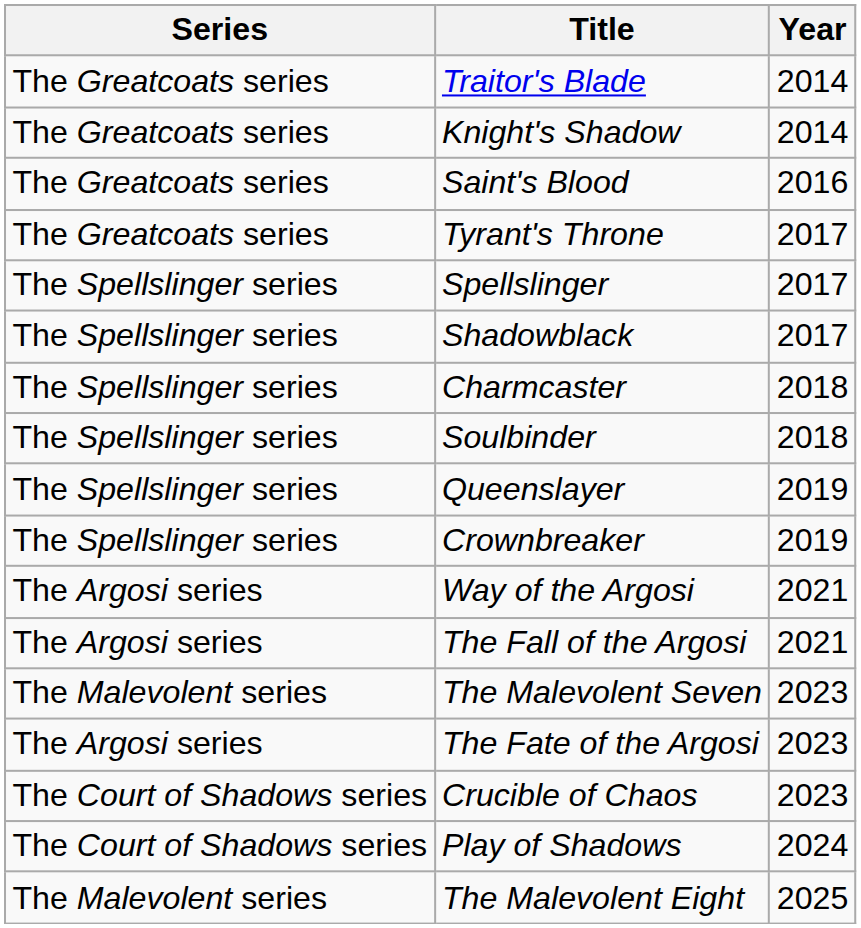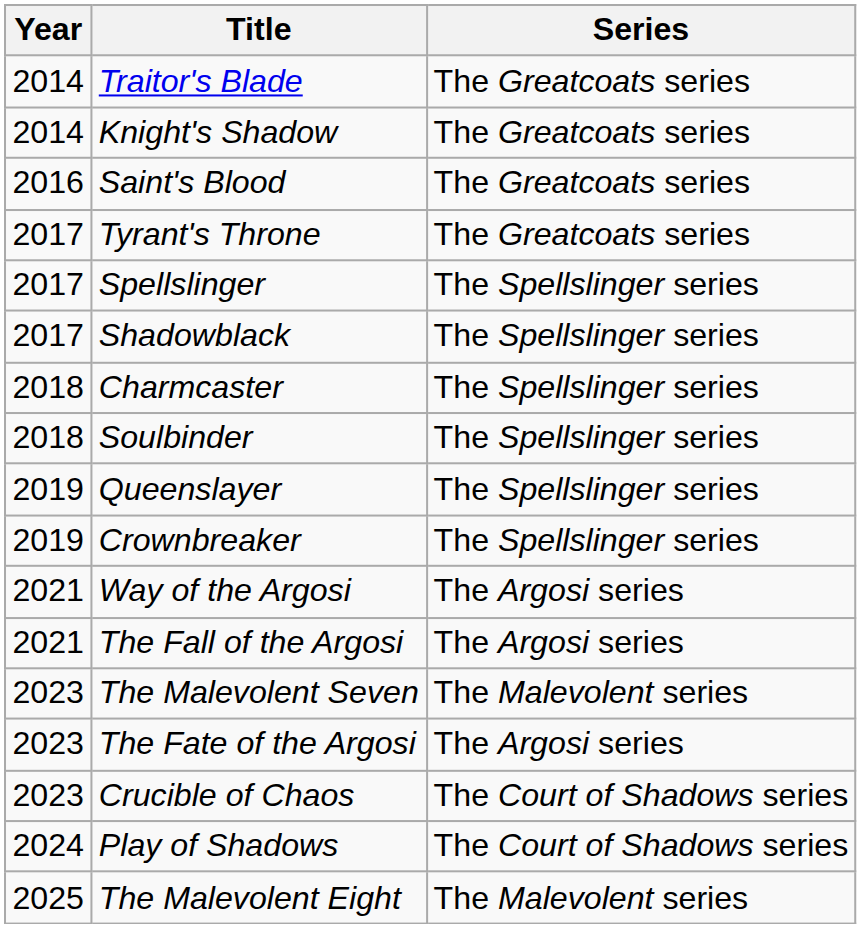columns swapped: (813, 30) <-> (220, 30)
